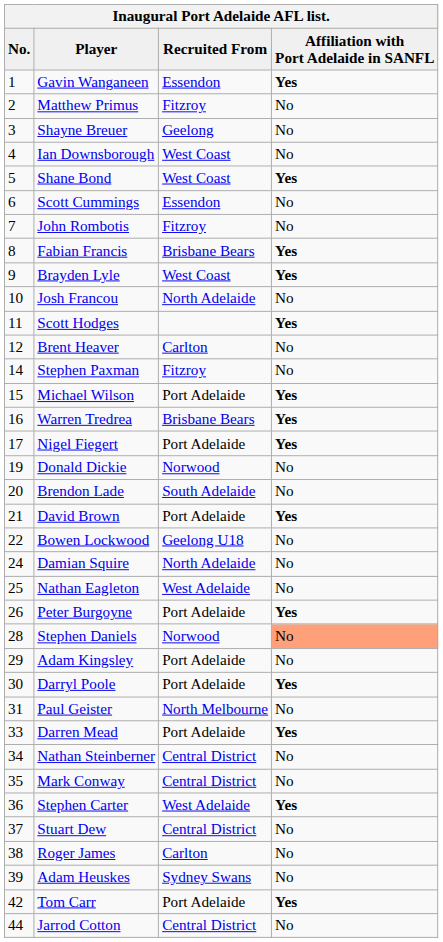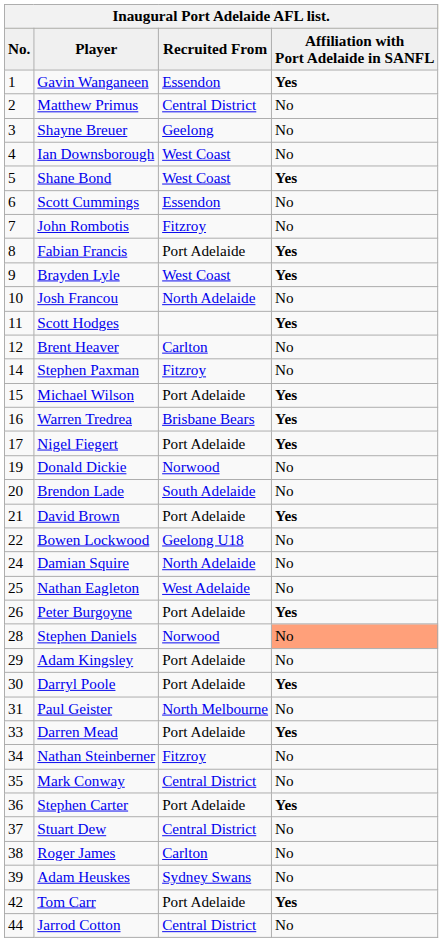(184, 105) Fitzroy -> (209, 105) Central District
(208, 250) Brisbane Bears -> (204, 250) Port Adelaide
(209, 756) Central District -> (184, 756) Fitzroy
(206, 805) West Adelaide -> (204, 805) Port Adelaide
